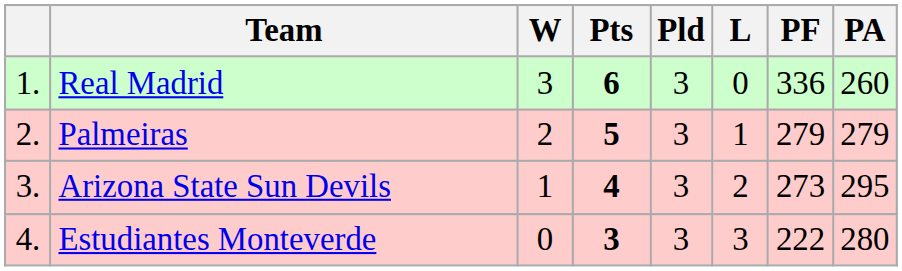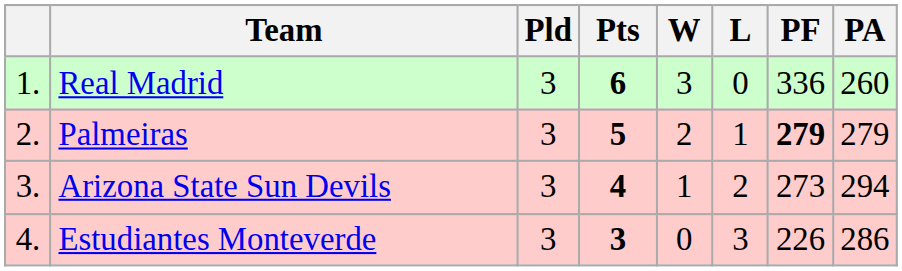columns swapped: (681, 30) <-> (545, 30)
(801, 134) normal -> (801, 134) bold
(865, 186) 295 -> (865, 186) 294
(801, 238) 222 -> (801, 238) 226
(865, 238) 280 -> (865, 238) 286
